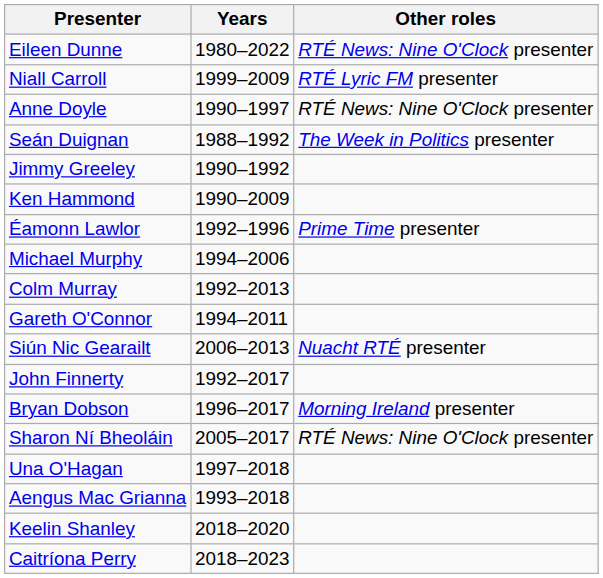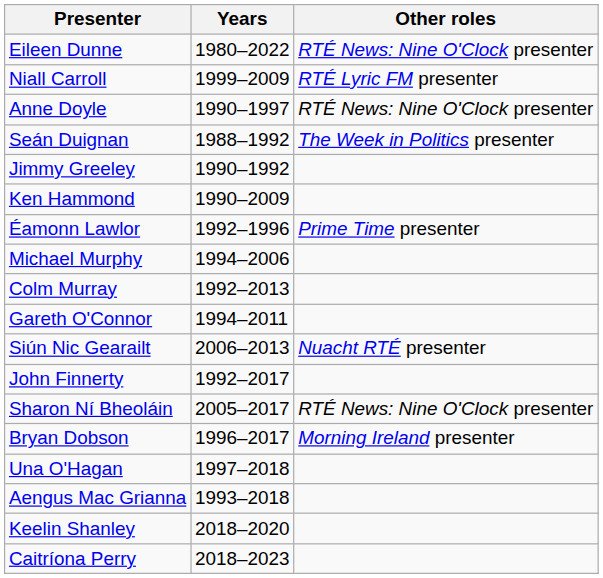rows swapped: (69, 408) <-> (91, 438)
